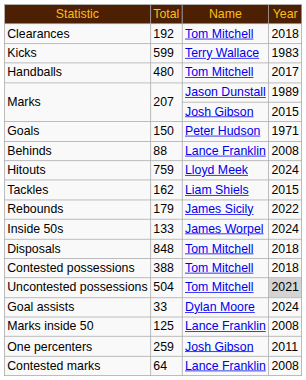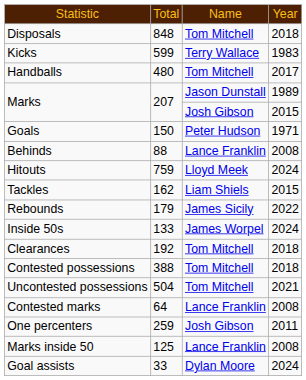rows swapped: (34, 248) <-> (38, 33)
(285, 287) lightgrey background -> (285, 287) no background
rows swapped: (54, 365) <-> (41, 307)
rows swapped: (50, 326) <-> (50, 346)
